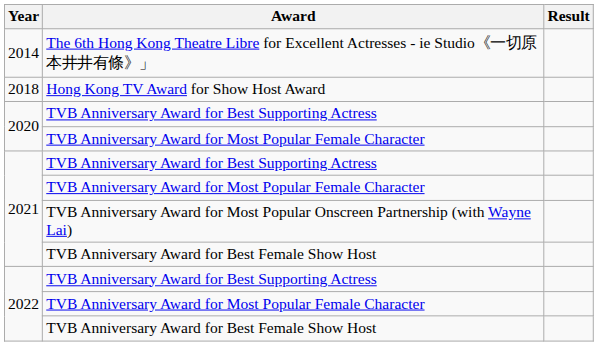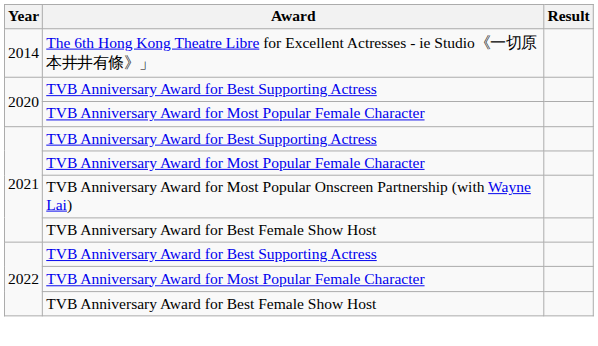- row: (24, 89)
